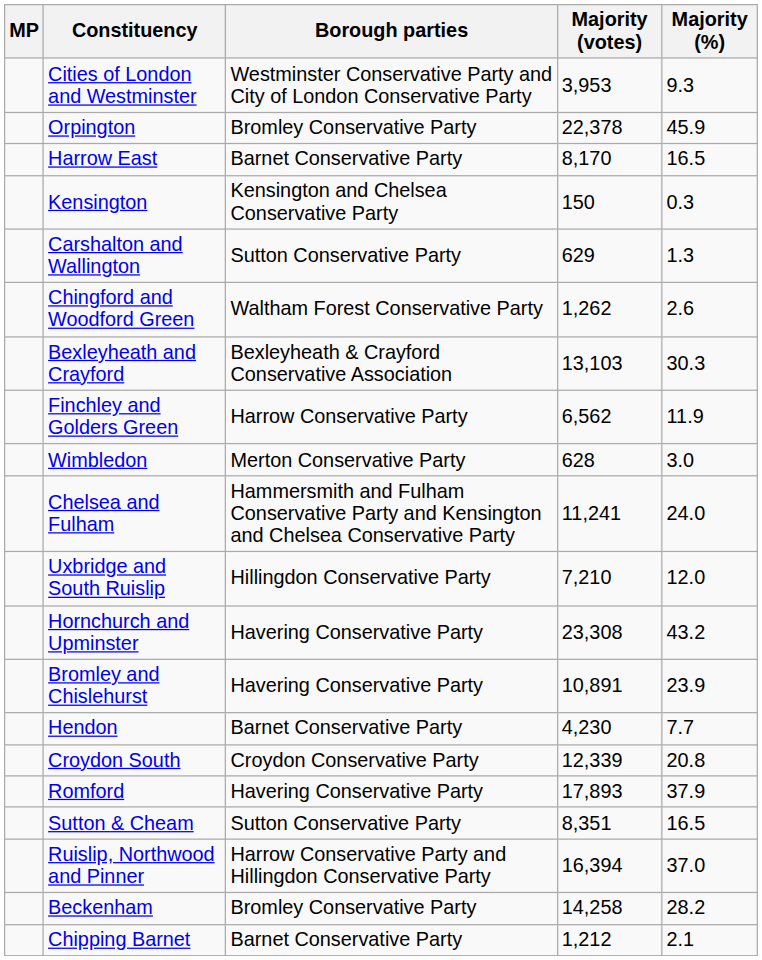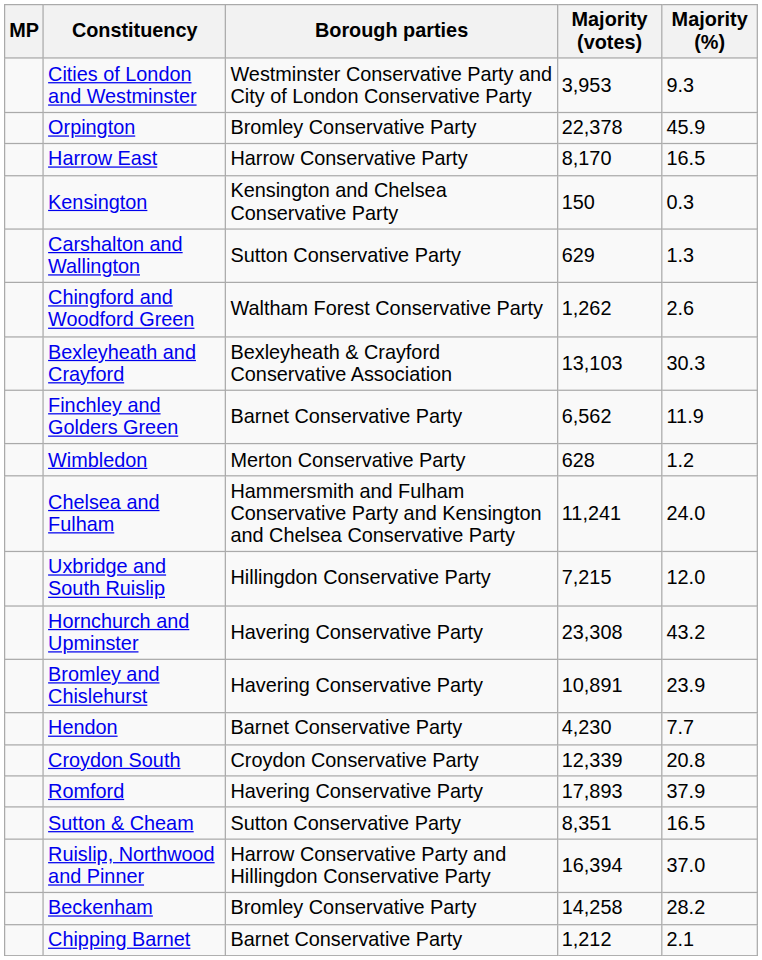(346, 159) Barnet Conservative Party -> (349, 159) Harrow Conservative Party
(349, 417) Harrow Conservative Party -> (346, 417) Barnet Conservative Party
(680, 459) 3.0 -> (680, 459) 1.2
(587, 578) 7,210 -> (587, 578) 7,215
